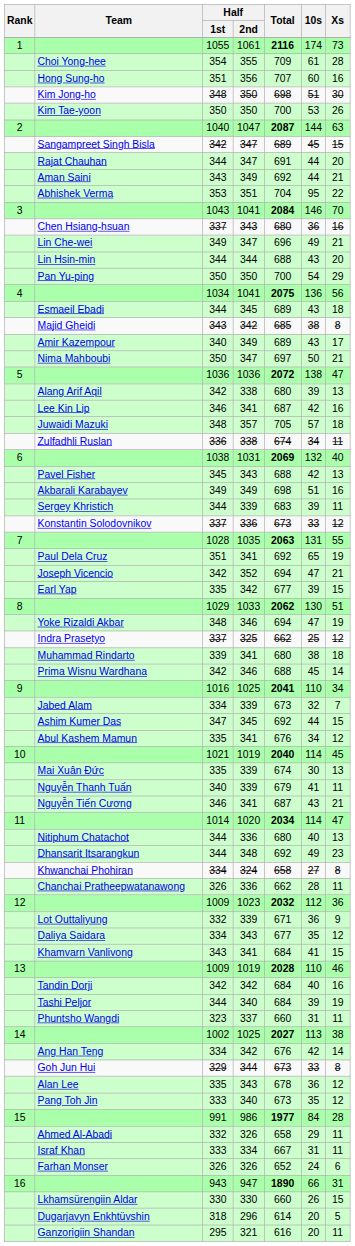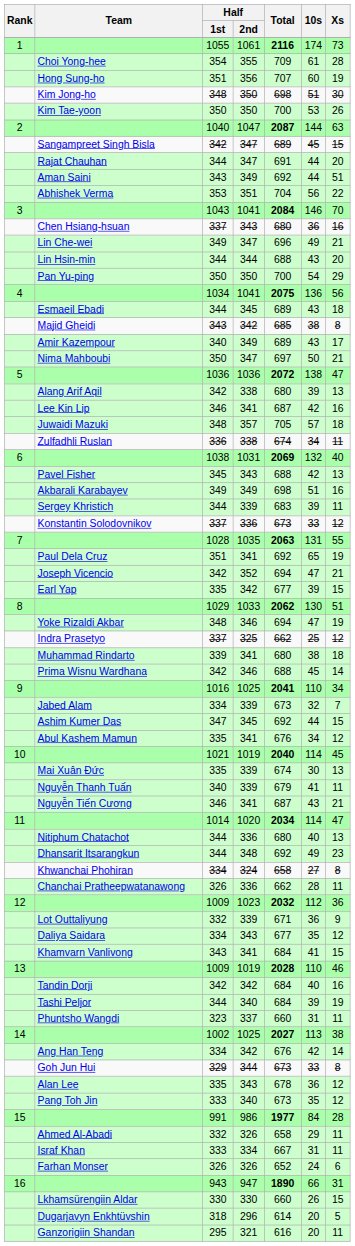(338, 78) 16 -> (338, 78) 19
(338, 177) 21 -> (338, 177) 51
(313, 194) 95 -> (313, 194) 56
